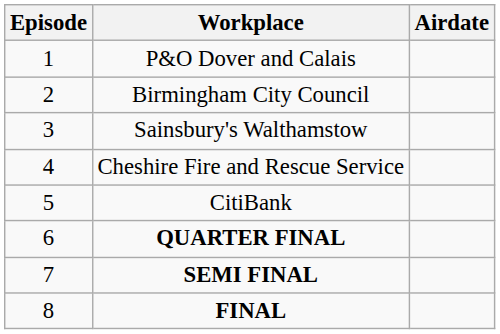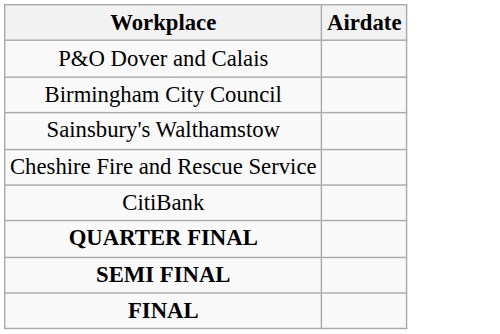- column: (48, 22)
